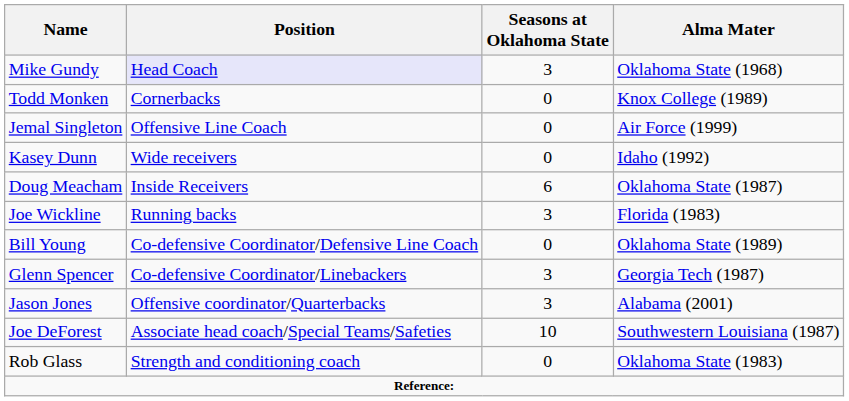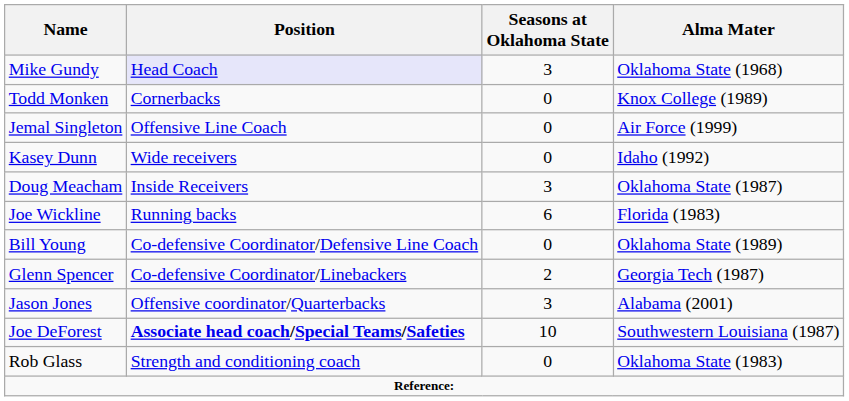(548, 186) 6 -> (548, 186) 3
(548, 215) 3 -> (548, 215) 6
(548, 274) 3 -> (548, 274) 2
(291, 332) normal -> (298, 332) bold
